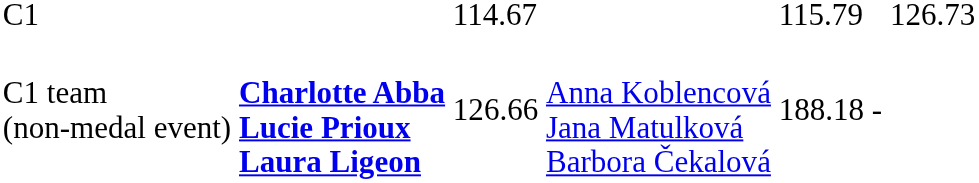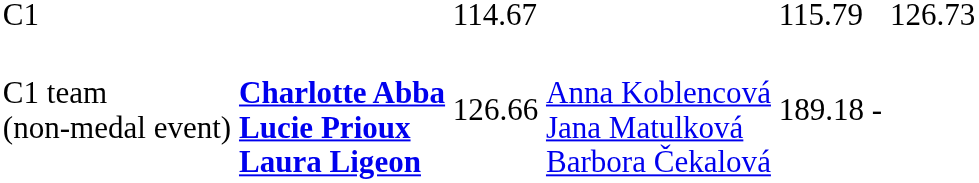(821, 109) 188.18 -> (821, 109) 189.18
